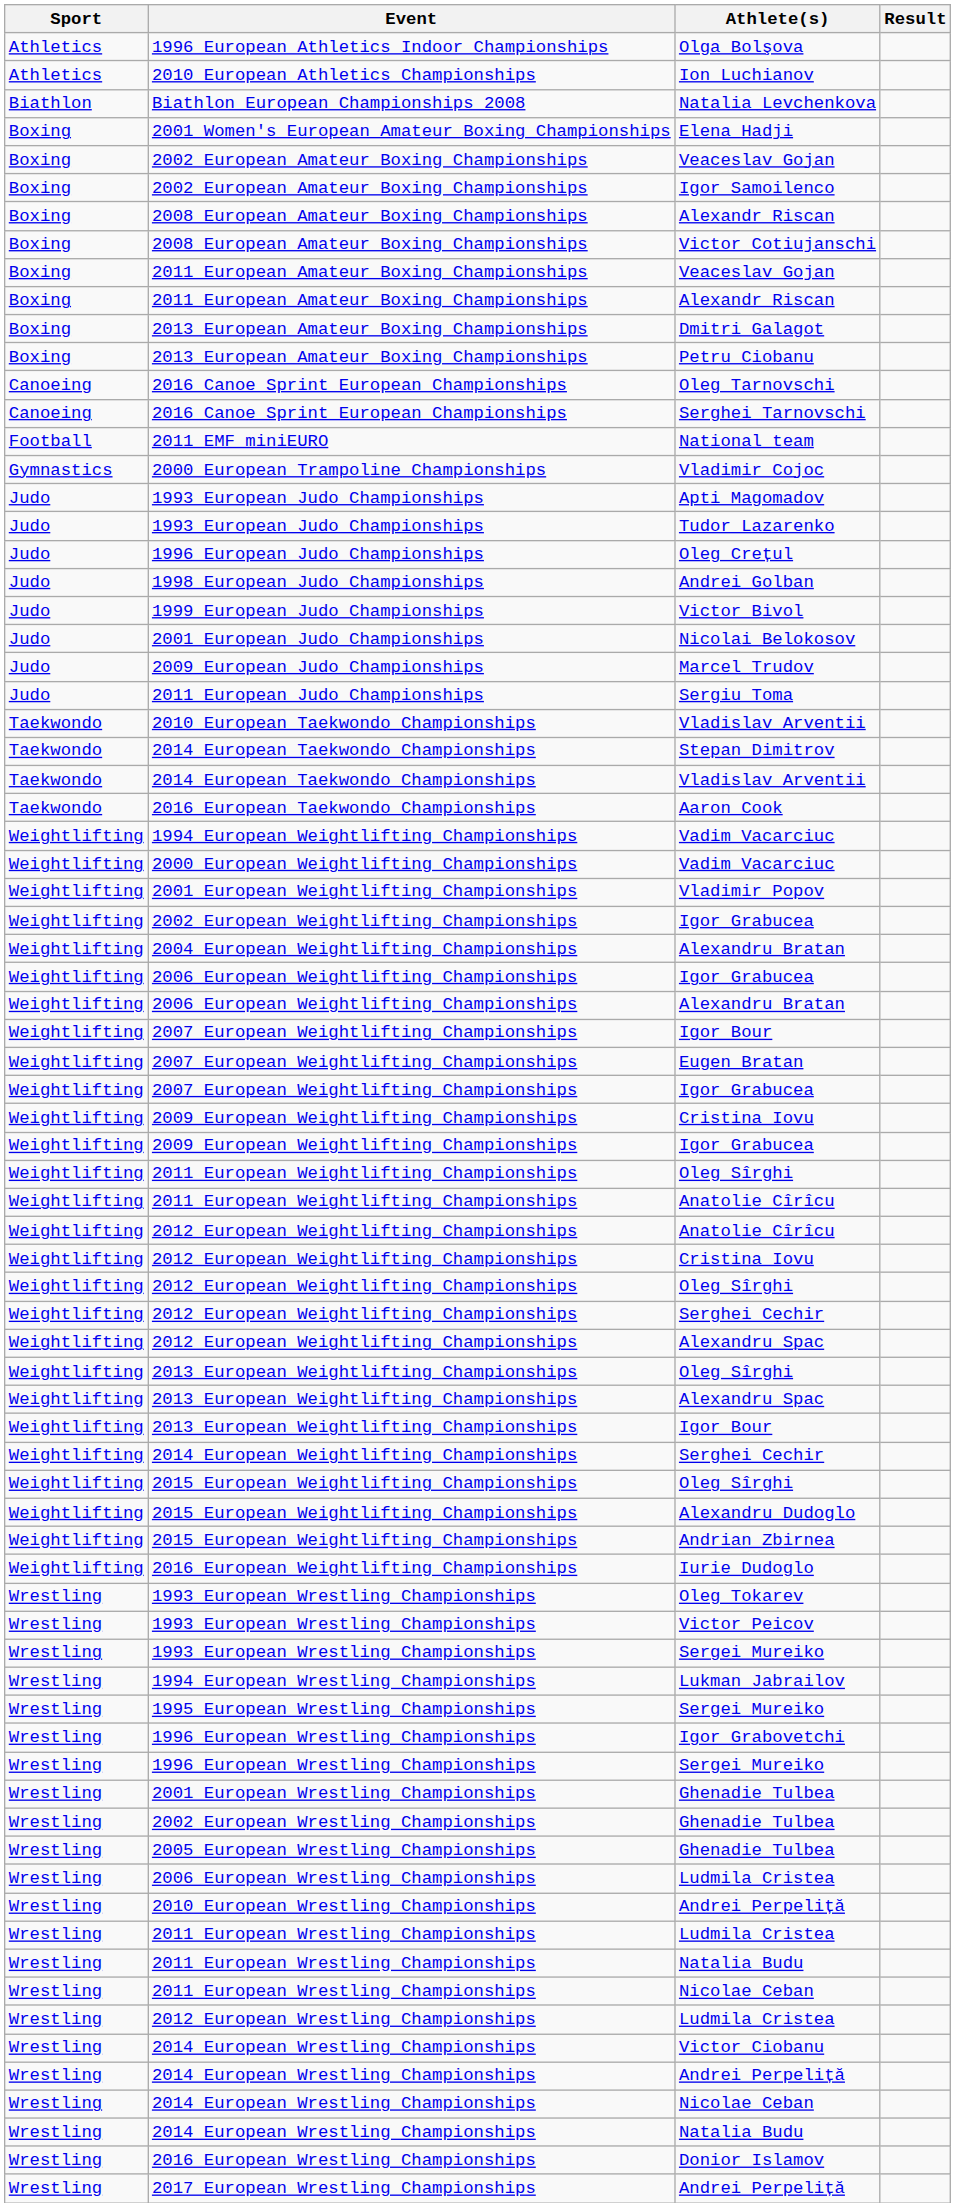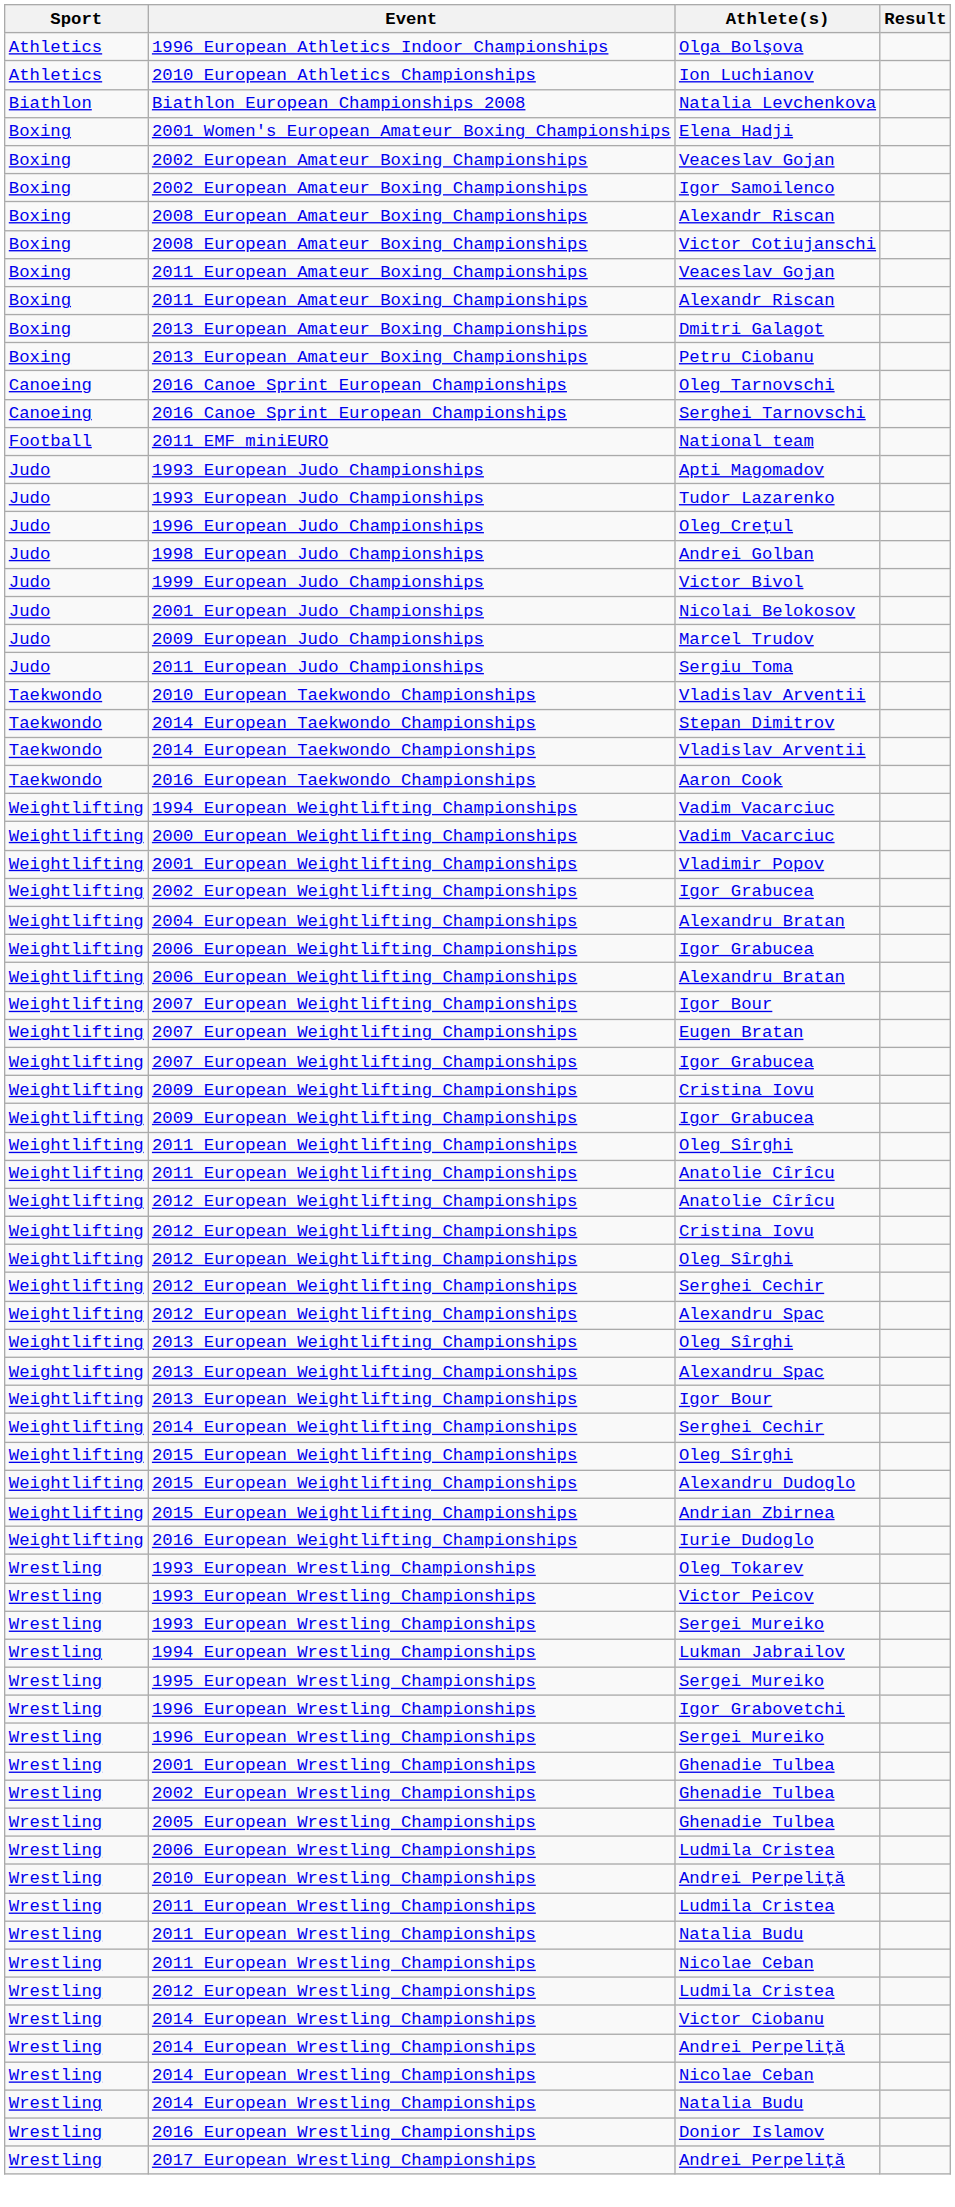- row: (349, 470)
